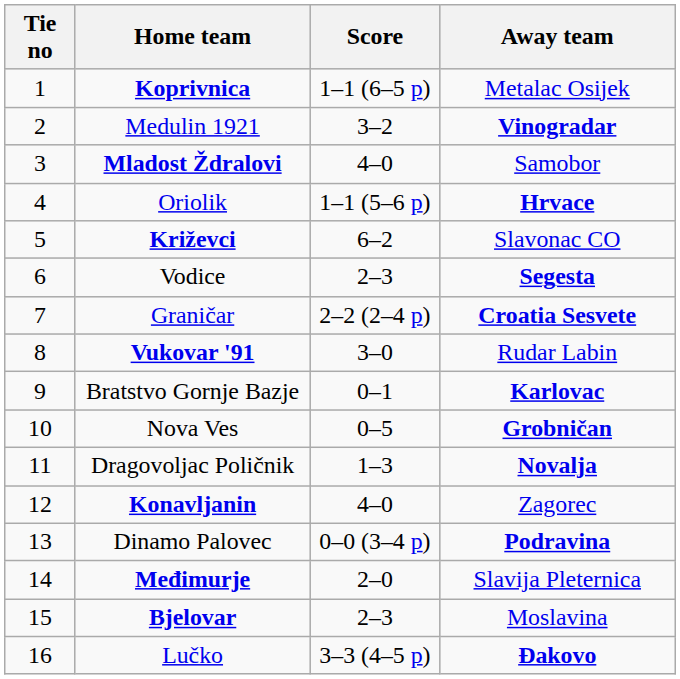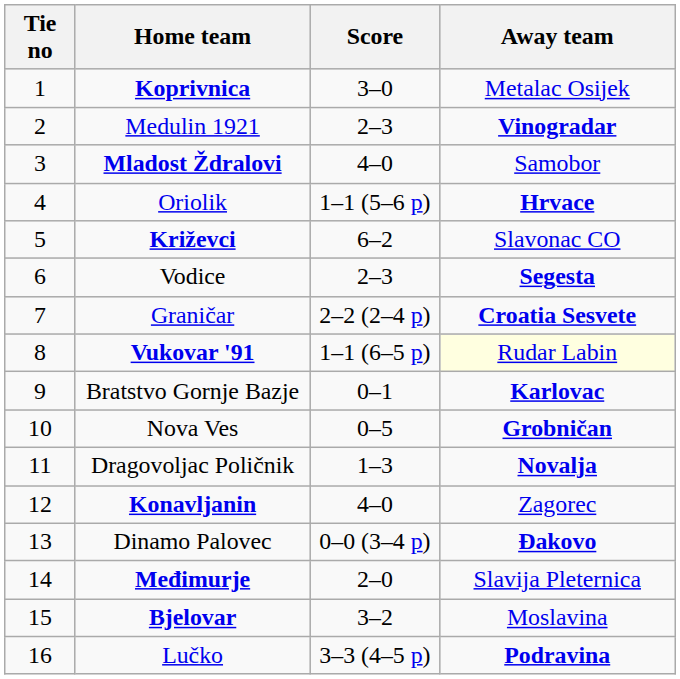(375, 88) 1–1 (6–5 p) -> (375, 88) 3–0
(375, 125) 3–2 -> (375, 125) 2–3
(375, 352) 3–0 -> (375, 352) 1–1 (6–5 p)
(557, 352) no background -> (557, 352) lightyellow background
(557, 541) Podravina -> (557, 541) Đakovo
(375, 617) 2–3 -> (375, 617) 3–2
(557, 655) Đakovo -> (557, 655) Podravina
